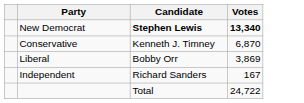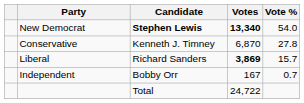+ column: (281, 12)
(155, 59) Bobby Orr -> (169, 59) Richard Sanders
(248, 59) normal -> (248, 59) bold
(169, 75) Richard Sanders -> (155, 75) Bobby Orr
